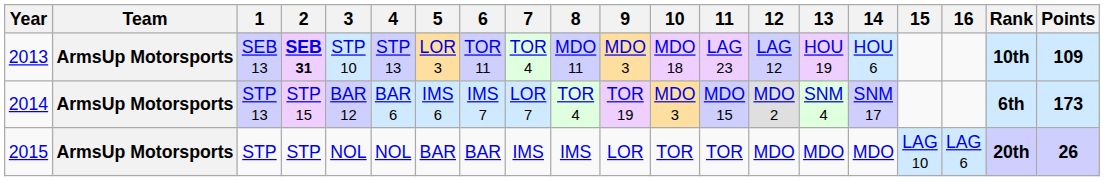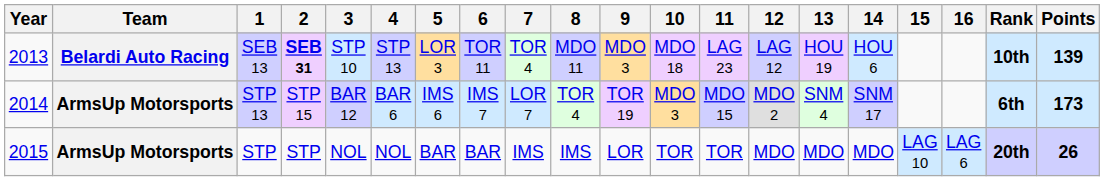(145, 57) ArmsUp Motorsports -> (145, 57) Belardi Auto Racing
(1068, 57) 109 -> (1068, 57) 139
